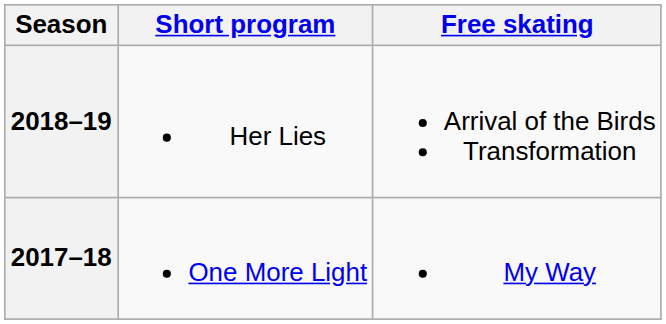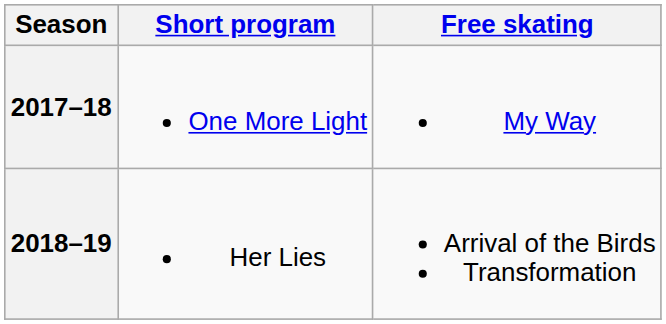rows swapped: (61, 121) <-> (61, 257)
